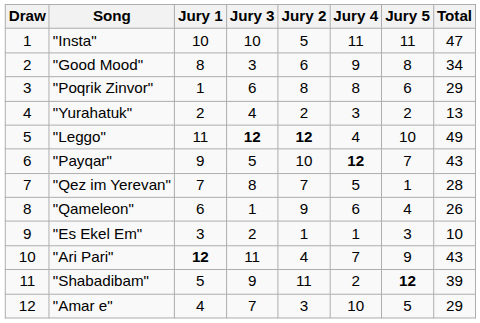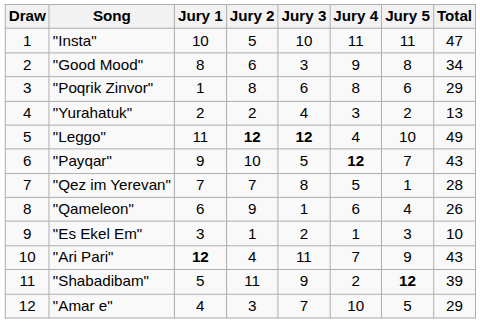columns swapped: (304, 16) <-> (252, 16)
